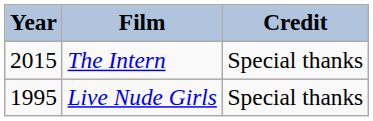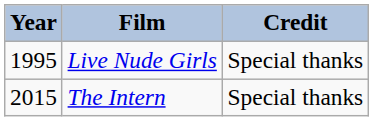rows swapped: (142, 97) <-> (117, 60)
